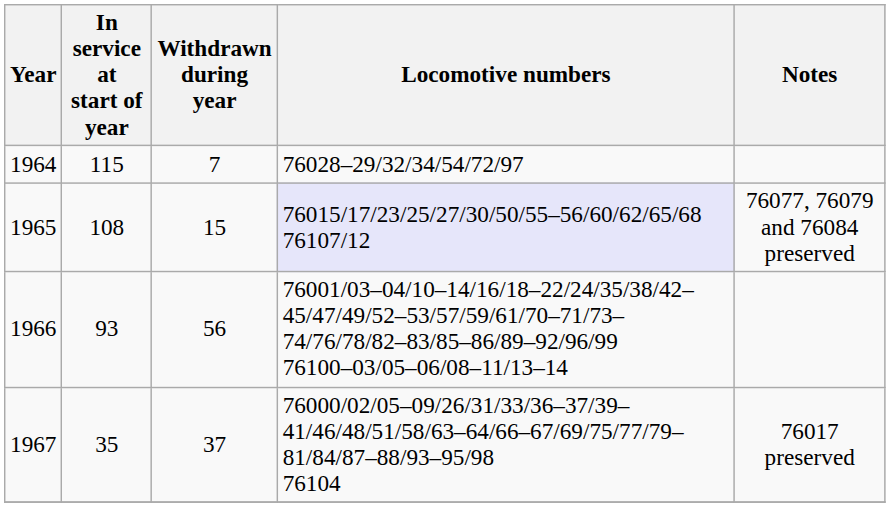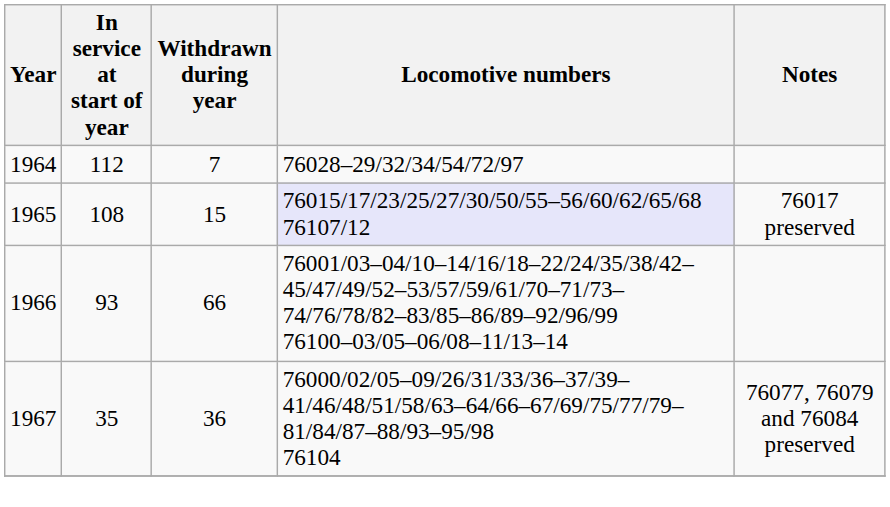(107, 164) 115 -> (107, 164) 112
(810, 226) 76077, 76079 and 76084 preserved -> (810, 213) 76017 preserved
(215, 329) 56 -> (215, 302) 66
(215, 444) 37 -> (215, 418) 36
(810, 444) 76017 preserved -> (810, 418) 76077, 76079 and 76084 preserved
